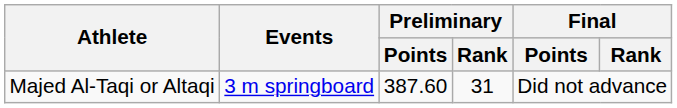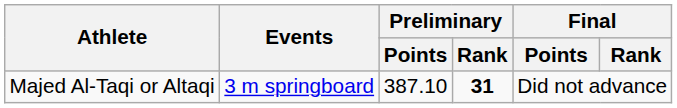(416, 87) 387.60 -> (416, 87) 387.10
(482, 87) normal -> (482, 87) bold
